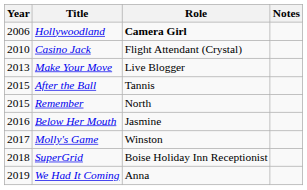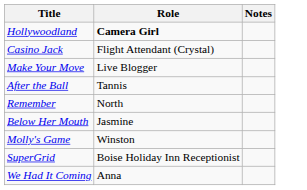- column: (18, 13)
